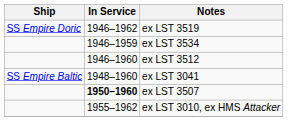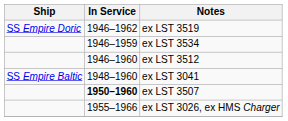- row: (211, 108)
+ row: (211, 108)
